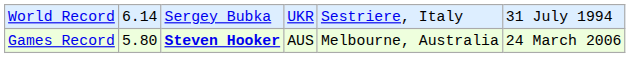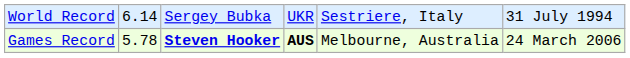(140, 41) 5.80 -> (140, 41) 5.78
(301, 41) normal -> (301, 41) bold
